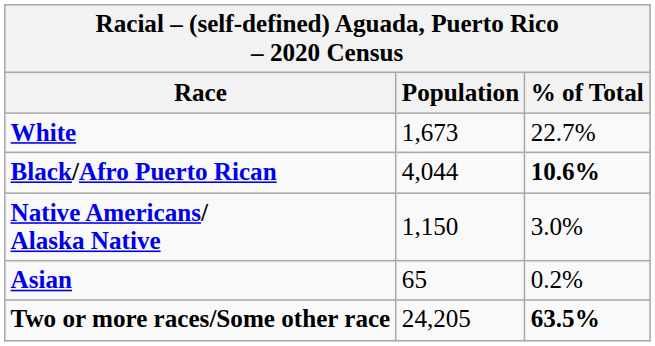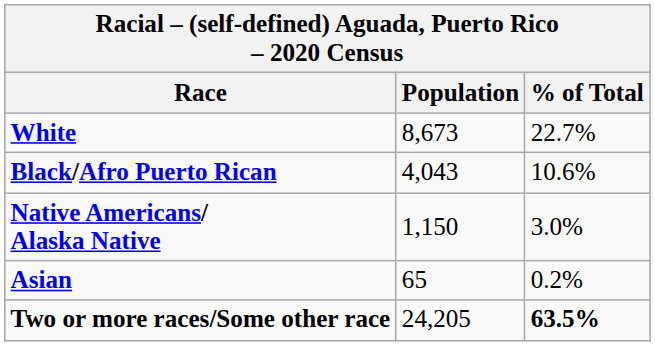(430, 132) 1,673 -> (430, 132) 8,673
(430, 172) 4,044 -> (430, 172) 4,043
(565, 172) bold -> (563, 172) normal
